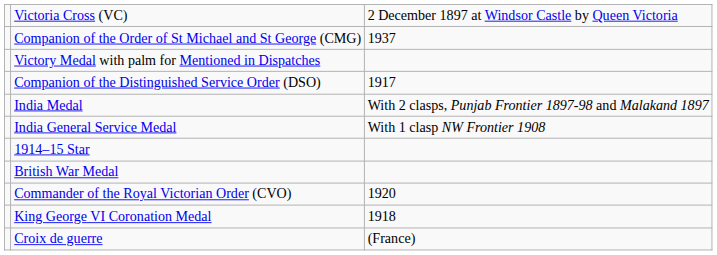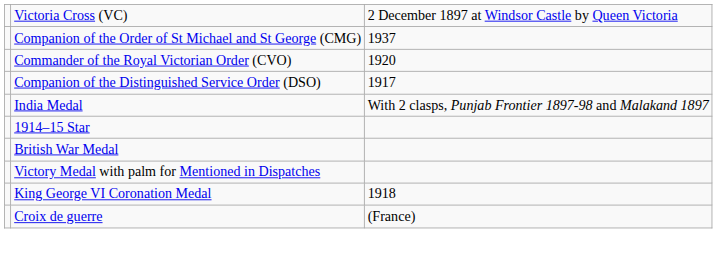rows swapped: (153, 194) <-> (167, 60)
- row: (95, 127)
